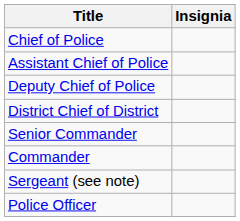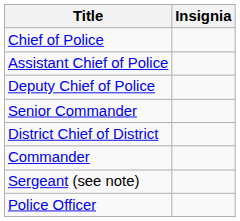rows swapped: (83, 110) <-> (72, 134)
